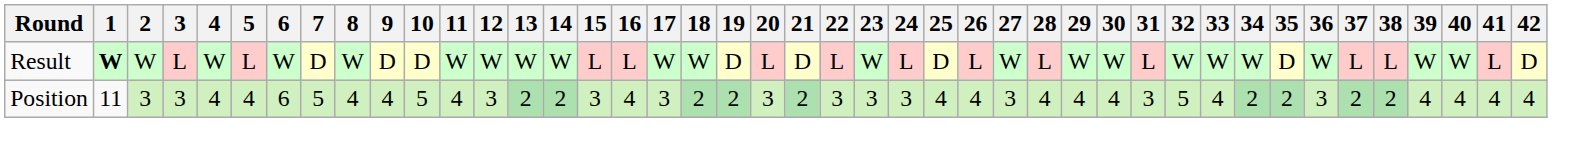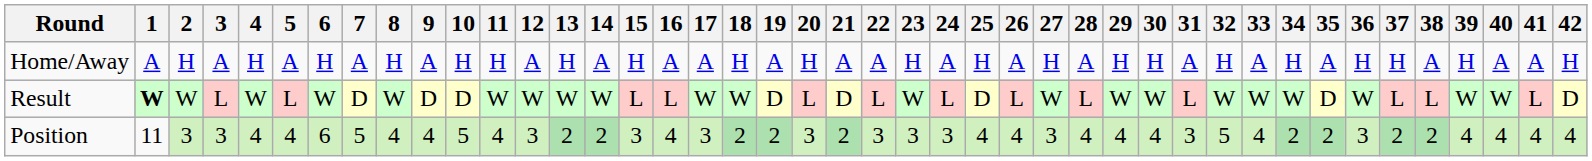+ row: (70, 60)
